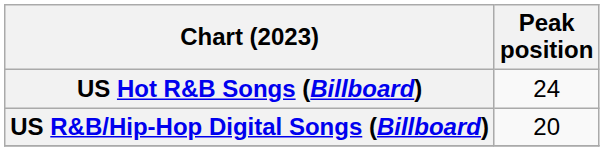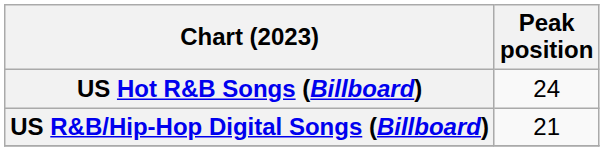(547, 126) 20 -> (547, 126) 21
